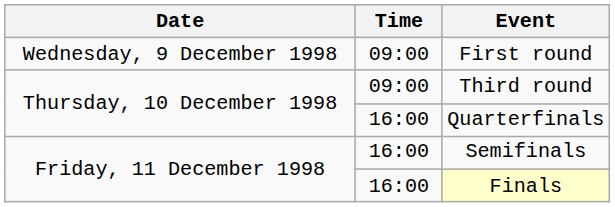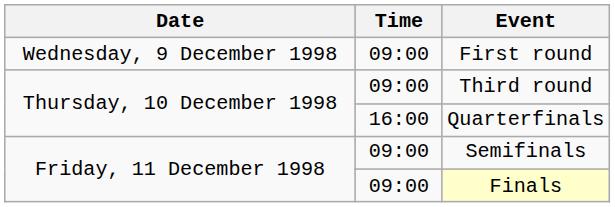(399, 153) 16:00 -> (399, 153) 09:00
(399, 185) 16:00 -> (399, 185) 09:00
